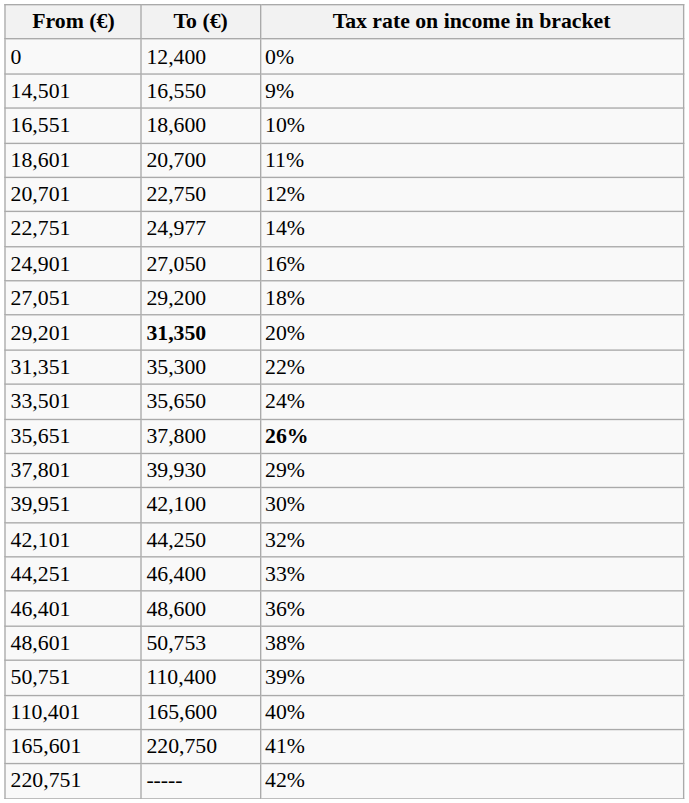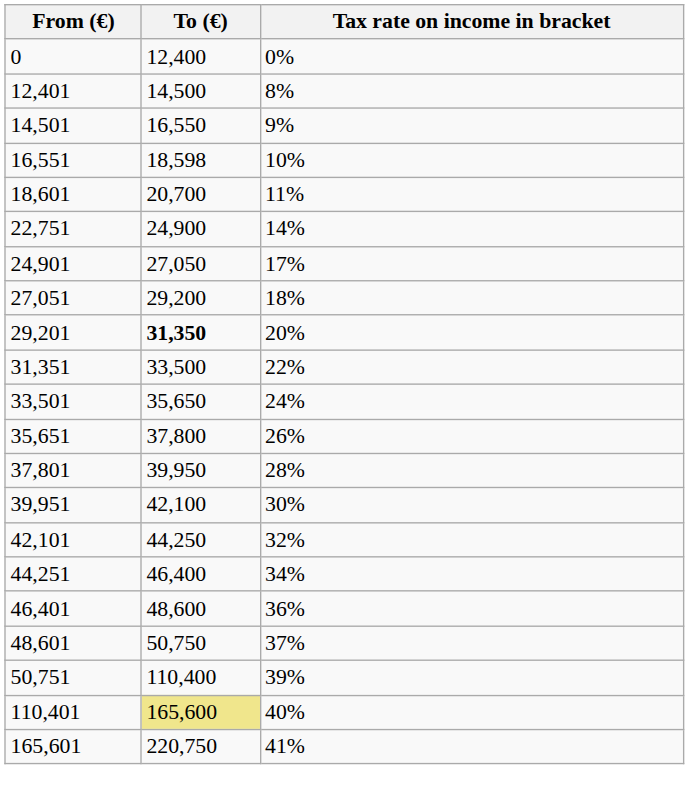+ row: (40, 90)
(176, 125) 18,600 -> (176, 159) 18,598
- row: (40, 194)
(176, 228) 24,977 -> (176, 228) 24,900
(285, 263) 16% -> (285, 263) 17%
(176, 366) 35,300 -> (176, 366) 33,500
(287, 435) bold -> (285, 435) normal
(176, 470) 39,930 -> (176, 470) 39,950
(285, 470) 29% -> (285, 470) 28%
(285, 573) 33% -> (285, 573) 34%
(176, 642) 50,753 -> (176, 642) 50,750
(285, 642) 38% -> (285, 642) 37%
(182, 711) no background -> (182, 711) khaki background
- row: (46, 780)
